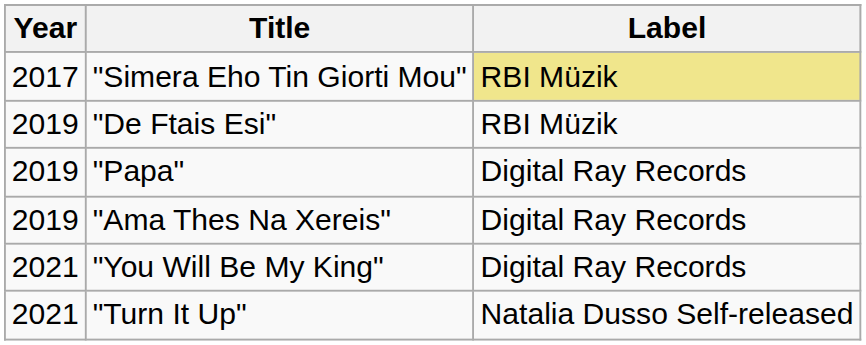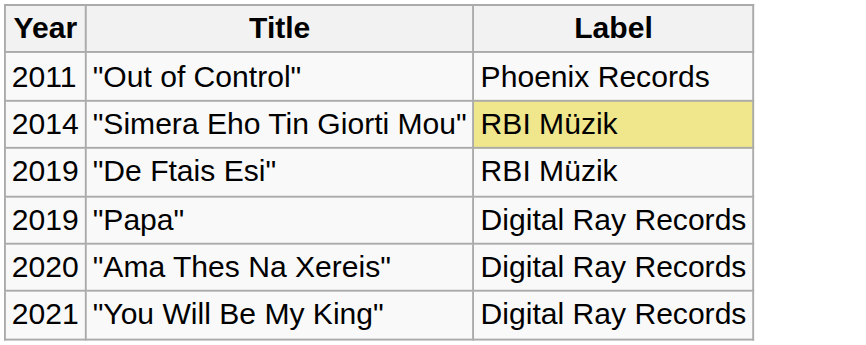+ row: (197, 76)
(45, 76) 2017 -> (45, 123) 2014
(45, 219) 2019 -> (45, 266) 2020
- row: (170, 314)
